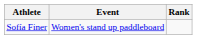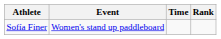+ column: (178, 12)
